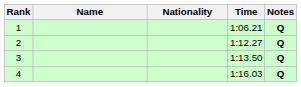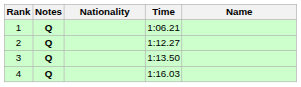columns swapped: (90, 12) <-> (281, 12)
